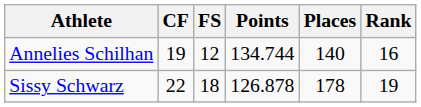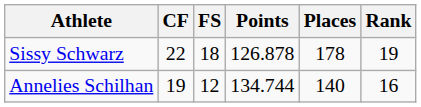rows swapped: (67, 86) <-> (81, 53)
